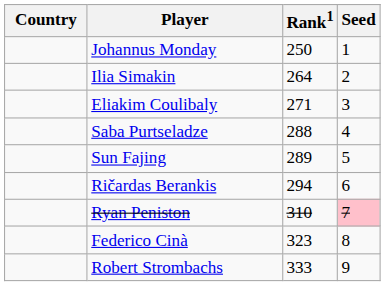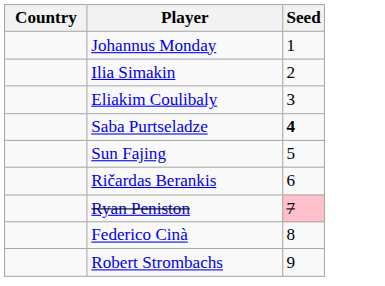- column: (310, 20)
(346, 131) normal -> (291, 126) bold
